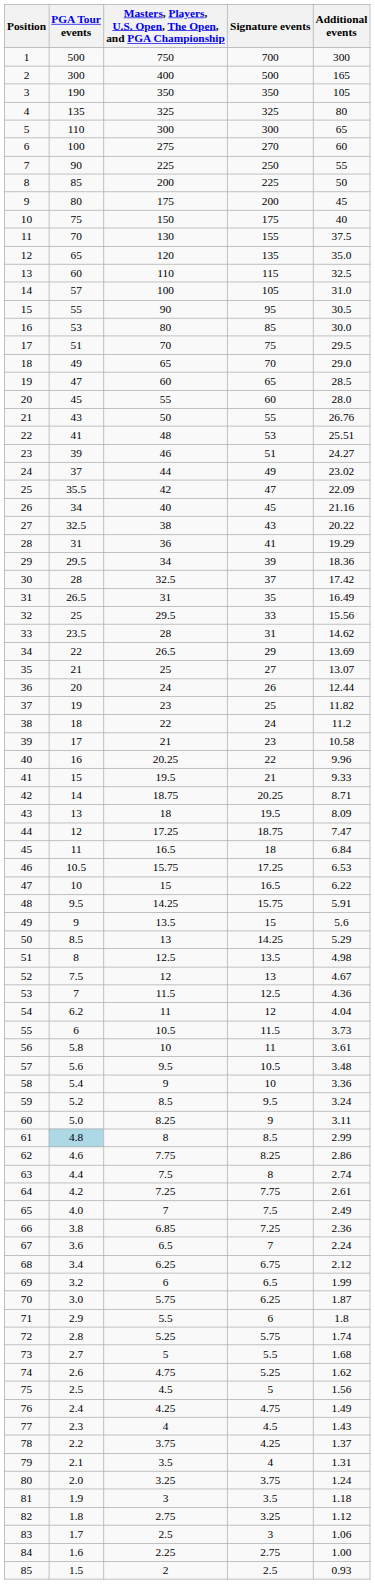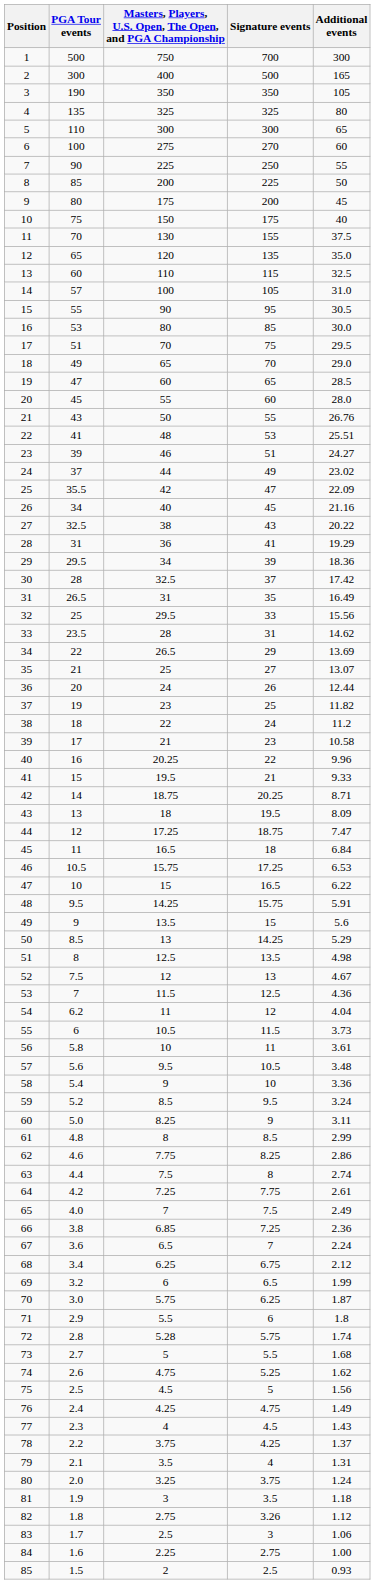(76, 1138) lightblue background -> (76, 1138) no background
(166, 1336) 5.25 -> (166, 1336) 5.28
(270, 1516) 3.25 -> (270, 1516) 3.26
